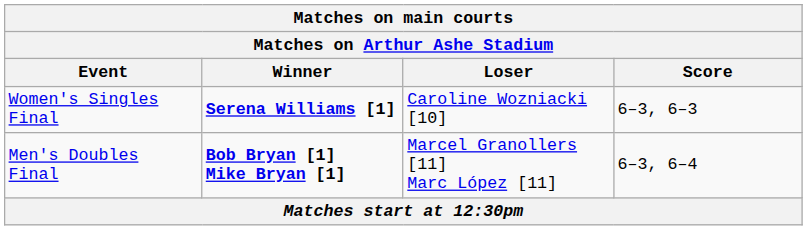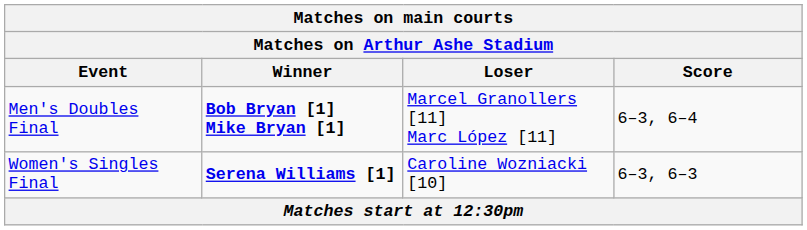rows swapped: (74, 165) <-> (83, 109)
